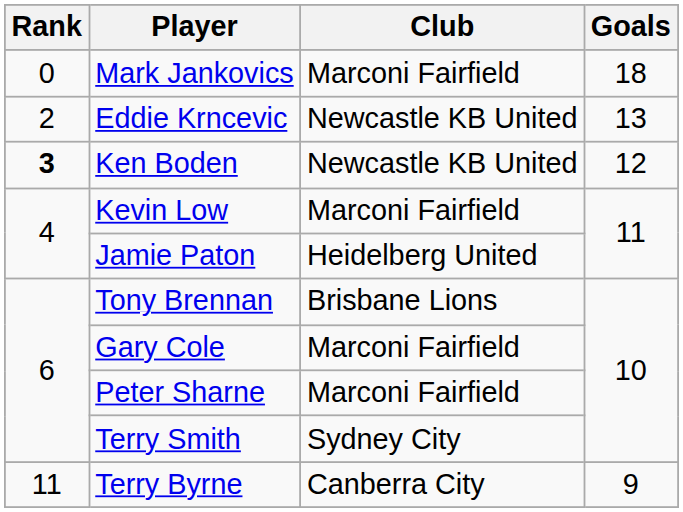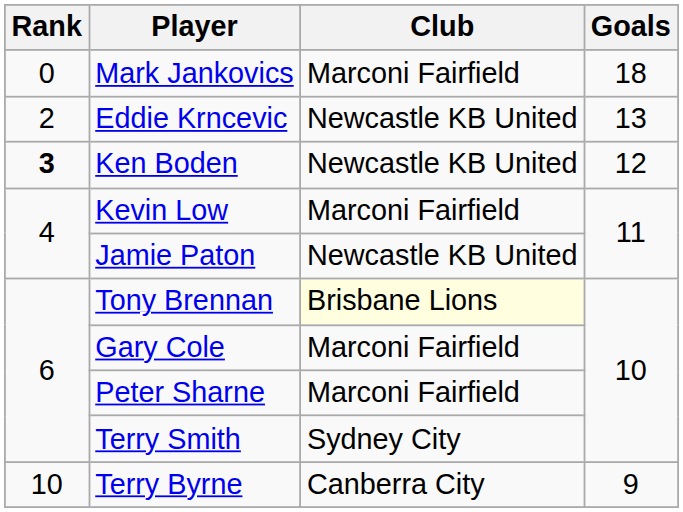(422, 255) Heidelberg United -> (442, 255) Newcastle KB United
(402, 301) no background -> (402, 301) lightyellow background
(47, 484) 11 -> (47, 484) 10
